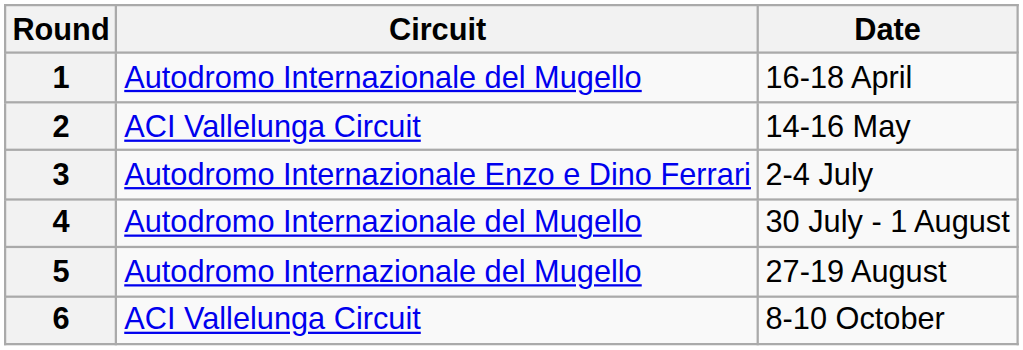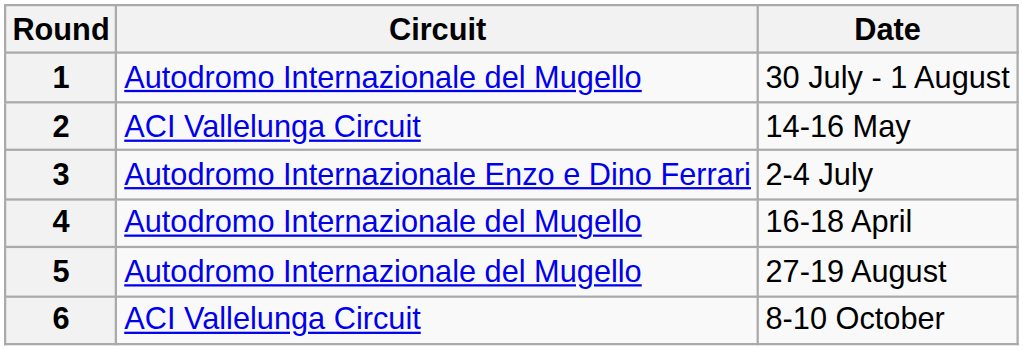(839, 77) 16-18 April -> (888, 77) 30 July - 1 August
(888, 223) 30 July - 1 August -> (839, 223) 16-18 April
